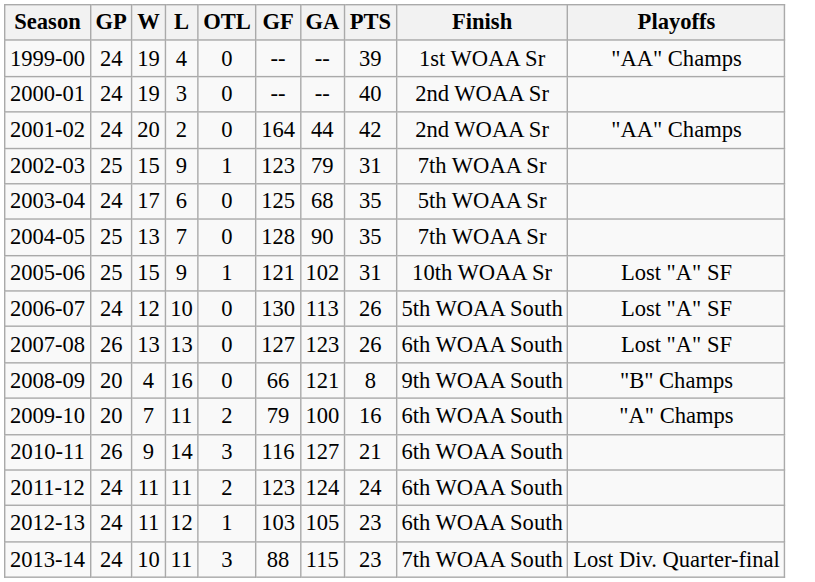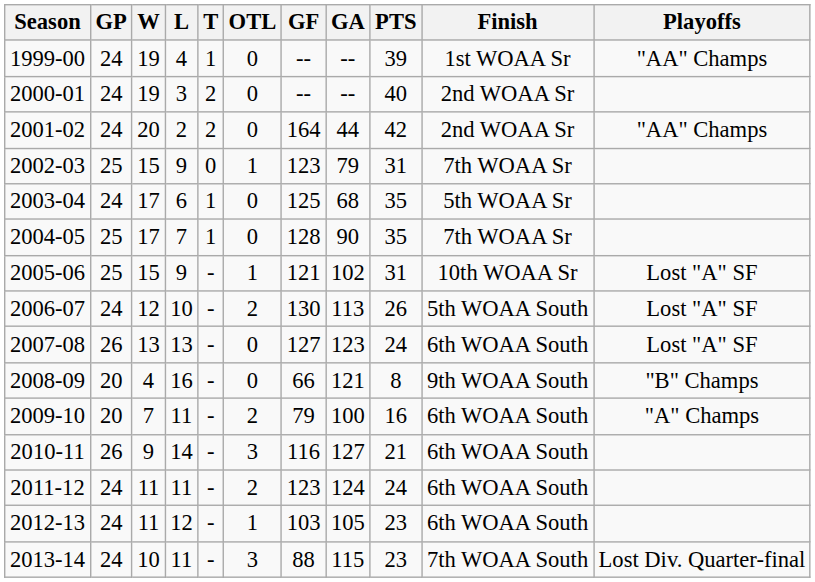+ column: (211, 22)
(149, 237) 13 -> (149, 237) 17
(227, 308) 0 -> (252, 308) 2
(370, 344) 26 -> (396, 344) 24
